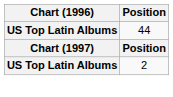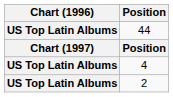+ row: (144, 65)
